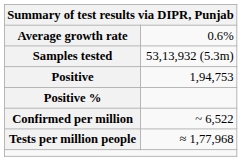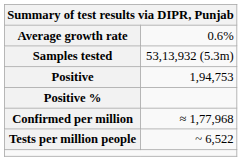(214, 119) ~ 6,522 -> (207, 119) ≈ 1,77,968
(207, 139) ≈ 1,77,968 -> (214, 139) ~ 6,522
